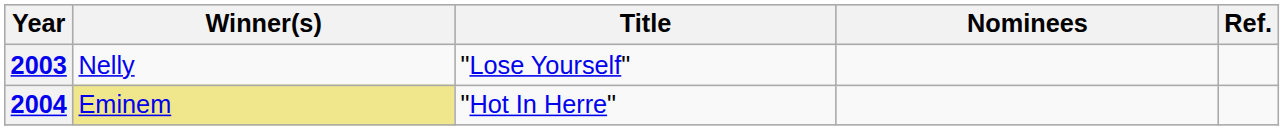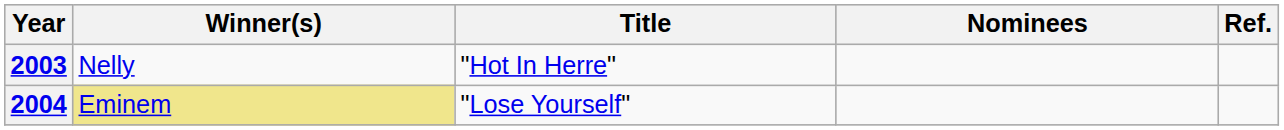(545, 64) "Lose Yourself" -> (538, 64) "Hot In Herre"
(538, 104) "Hot In Herre" -> (545, 104) "Lose Yourself"
